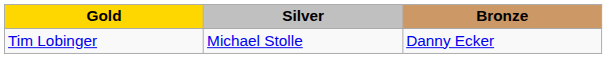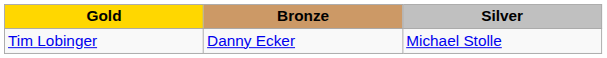columns swapped: (303, 16) <-> (502, 16)
